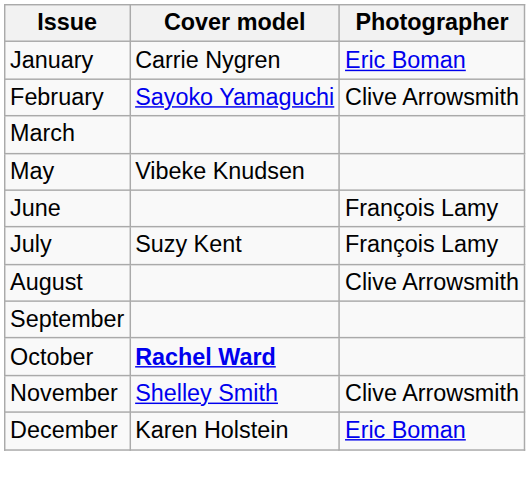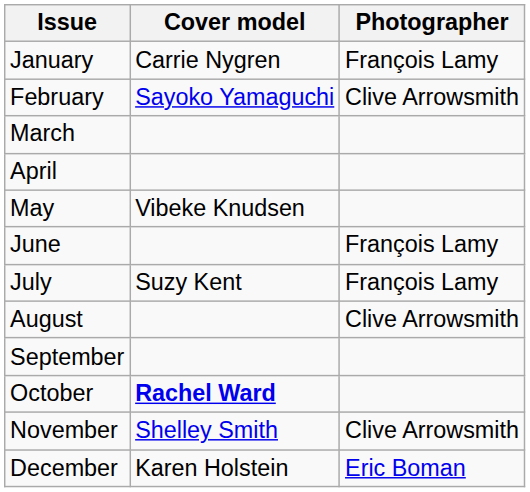(405, 60) Eric Boman -> (422, 60) François Lamy
+ row: (33, 171)
